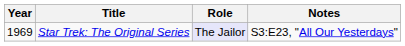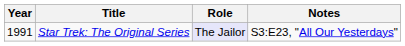(20, 31) 1969 -> (20, 31) 1991
